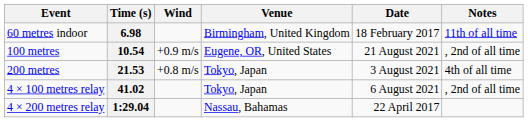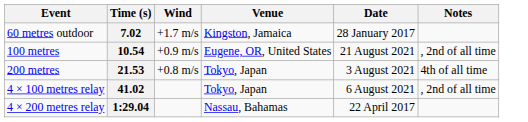+ row: (131, 32)
- row: (131, 32)
